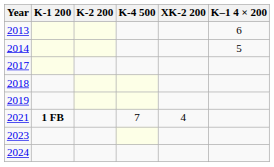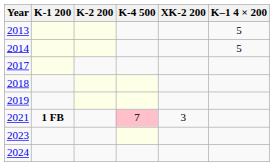(239, 30) 6 -> (239, 30) 5
(137, 118) no background -> (137, 118) pink background
(183, 118) 4 -> (183, 118) 3
